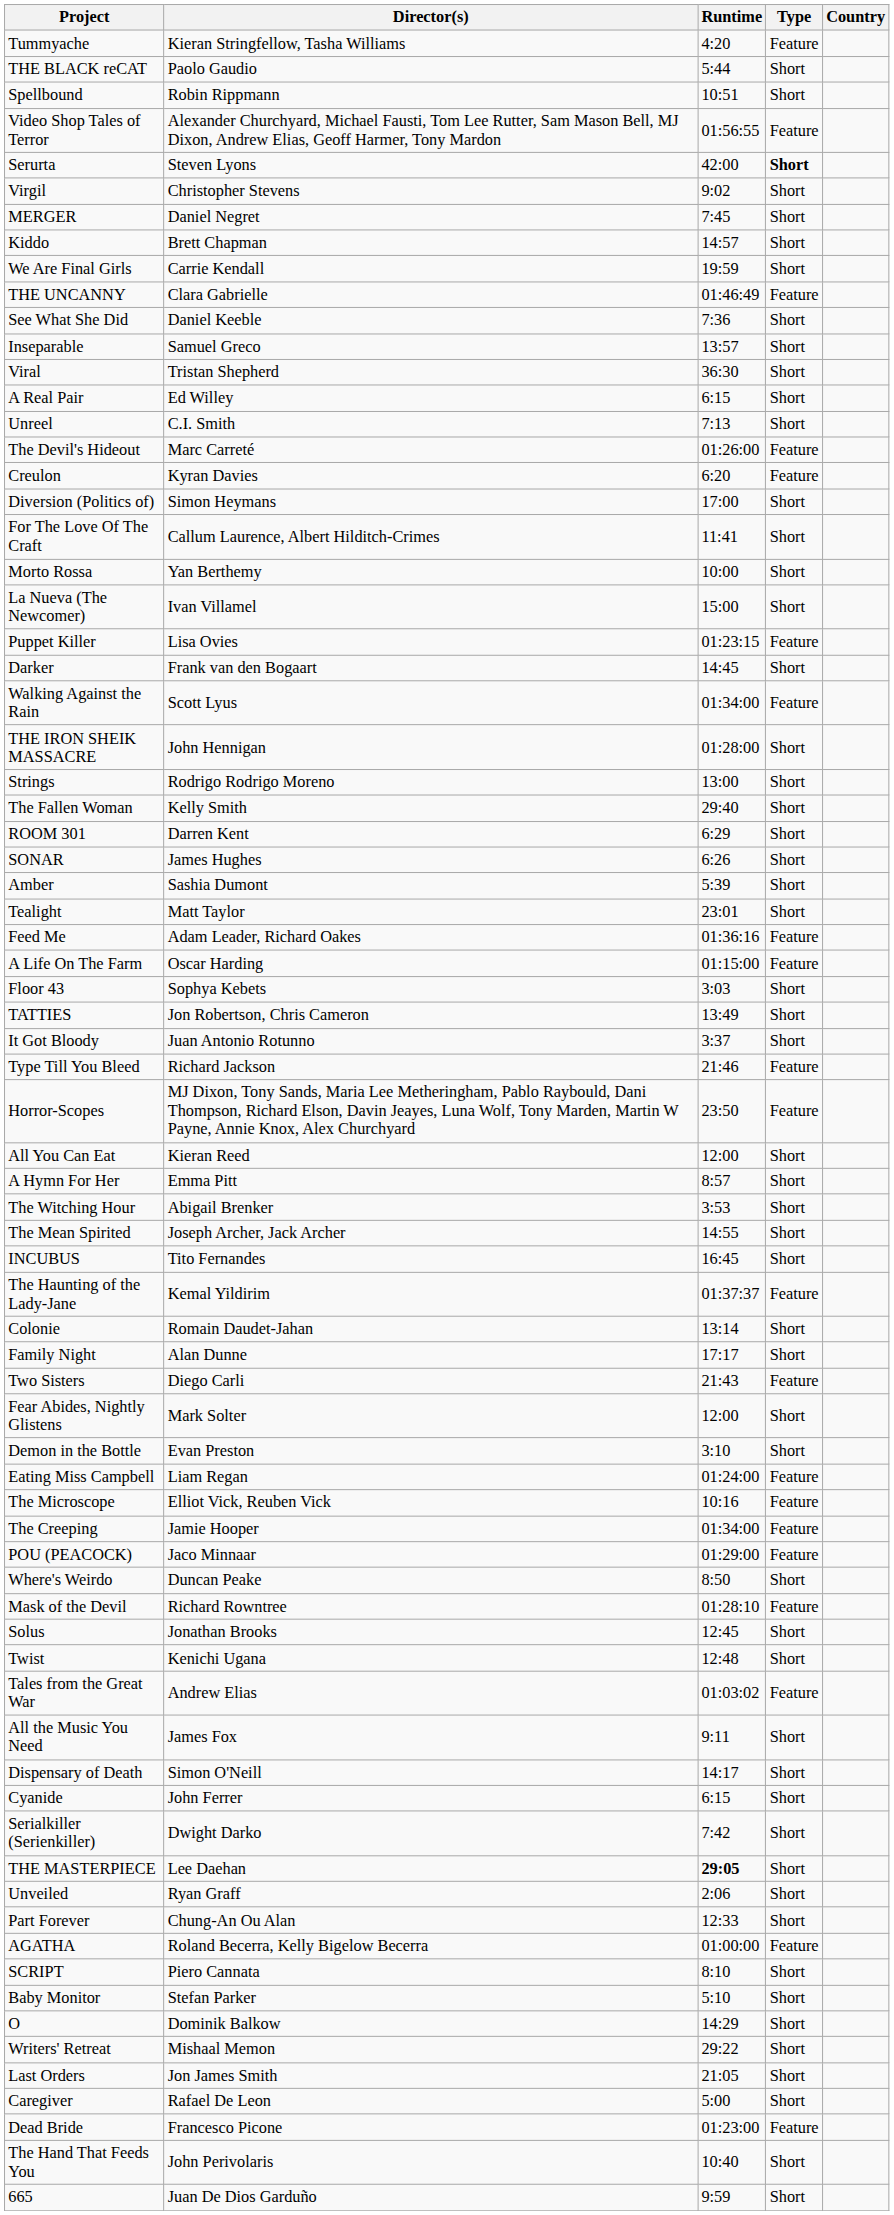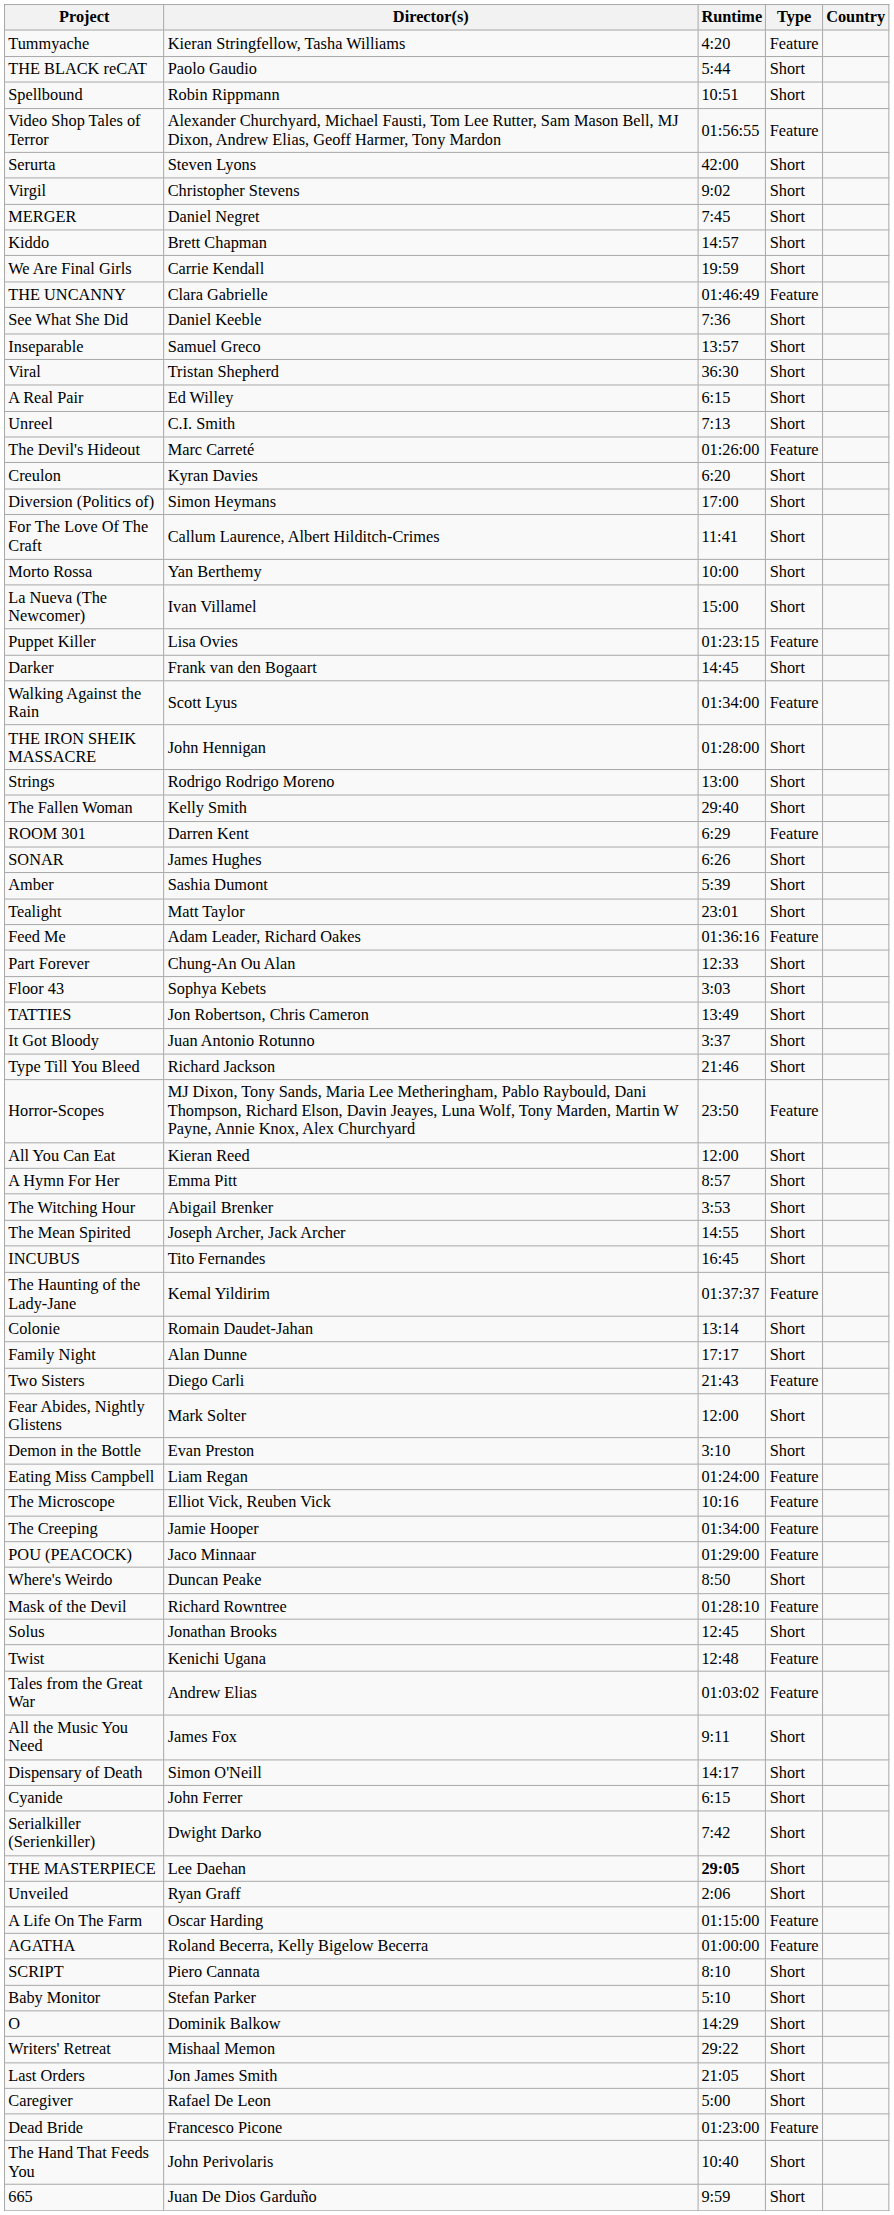(789, 165) bold -> (787, 165) normal
(794, 475) Feature -> (787, 475) Short
(787, 833) Short -> (794, 833) Feature
rows swapped: (75, 963) <-> (49, 1920)
(794, 1066) Feature -> (787, 1066) Short
(787, 1657) Short -> (794, 1657) Feature
